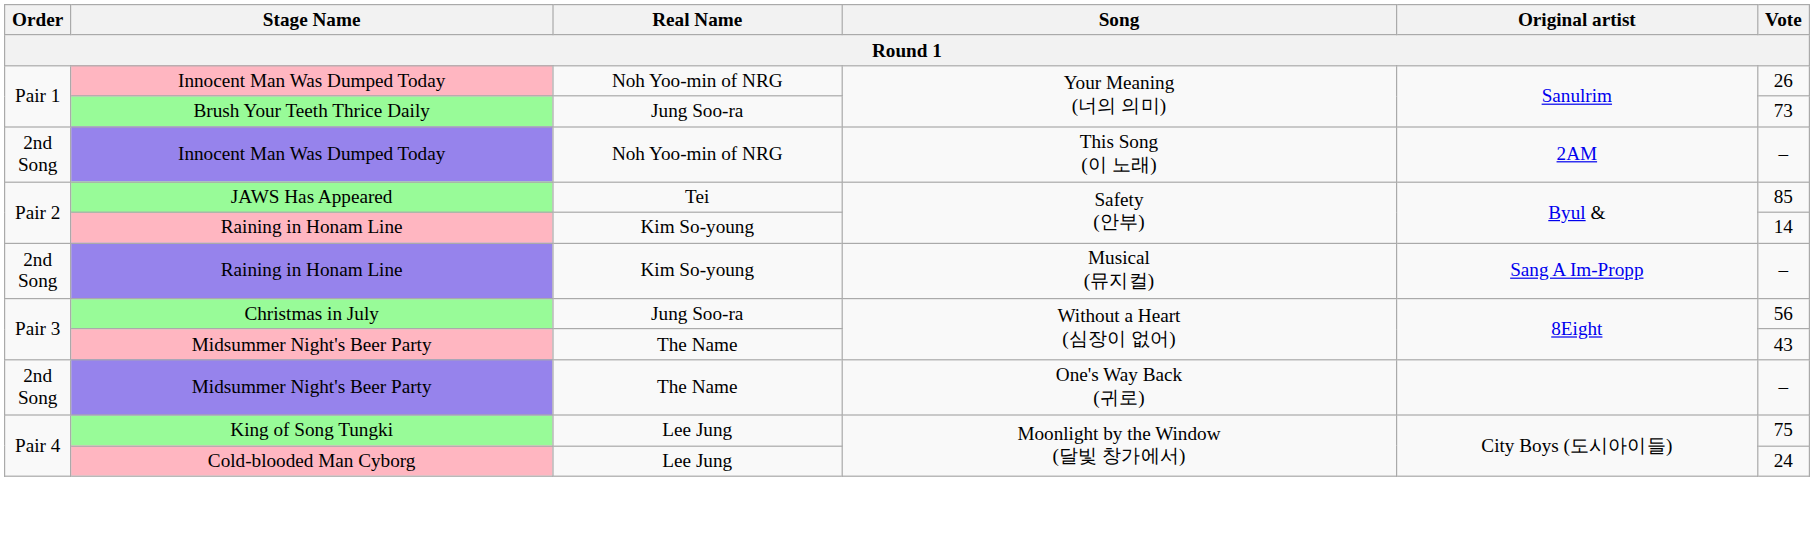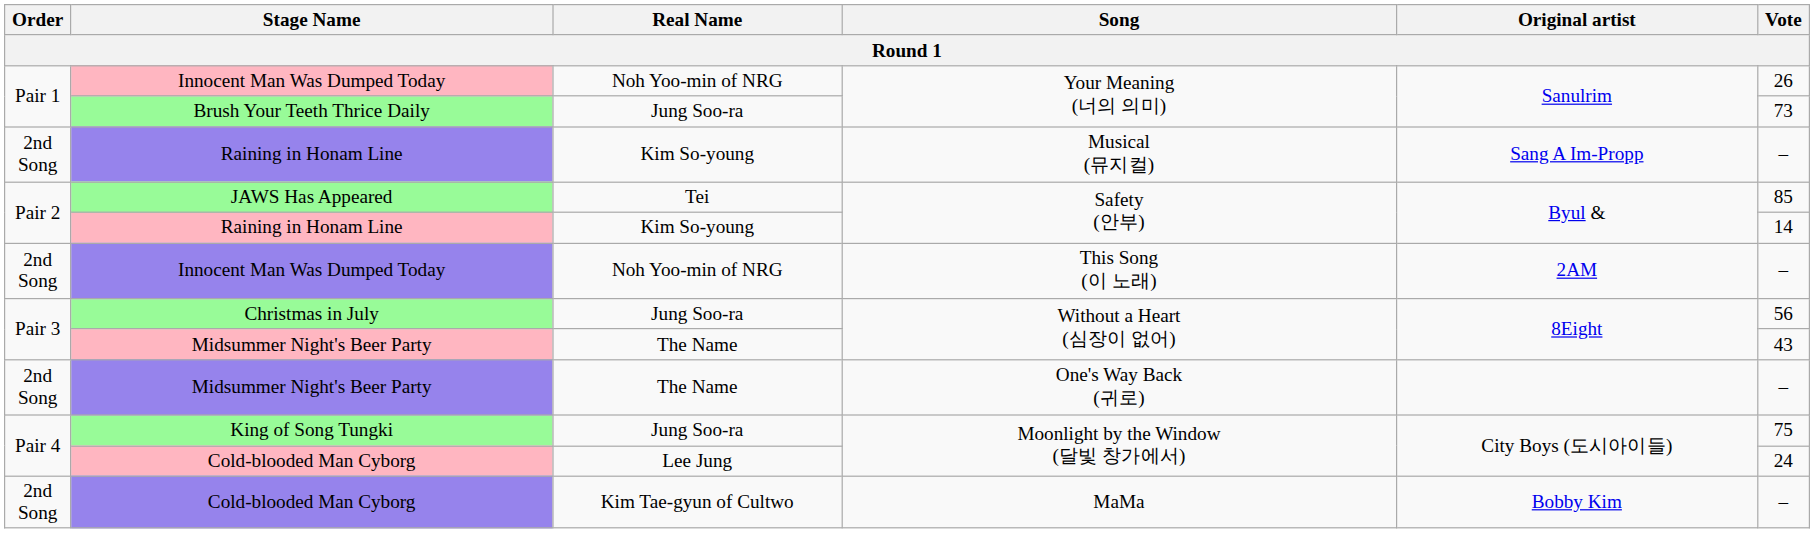rows swapped: (312, 154) <-> (312, 270)
(697, 430) Lee Jung -> (697, 430) Jung Soo-ra
+ row: (312, 501)
